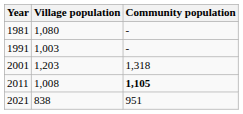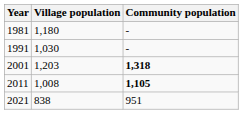(46, 30) 1,080 -> (46, 30) 1,180
(46, 48) 1,003 -> (46, 48) 1,030
(138, 65) normal -> (138, 65) bold
